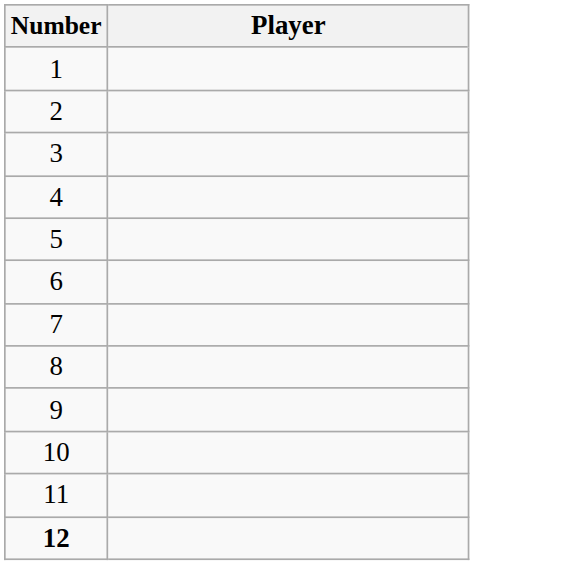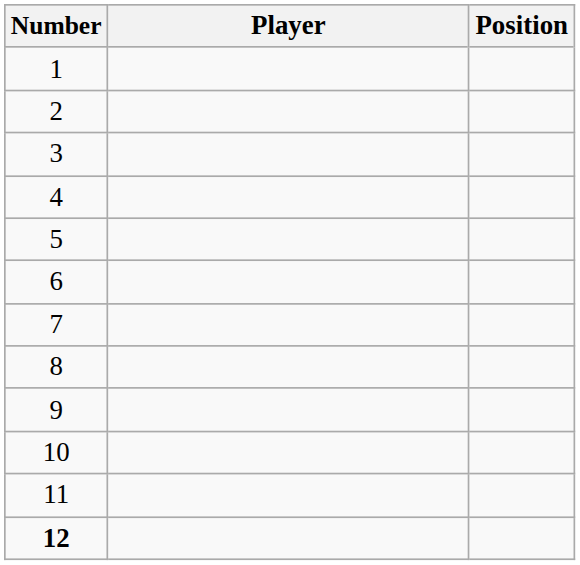+ column: (522, 25)
